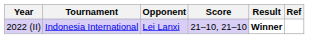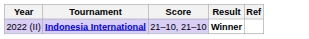- column: (164, 12)
(92, 27) normal -> (96, 27) bold
